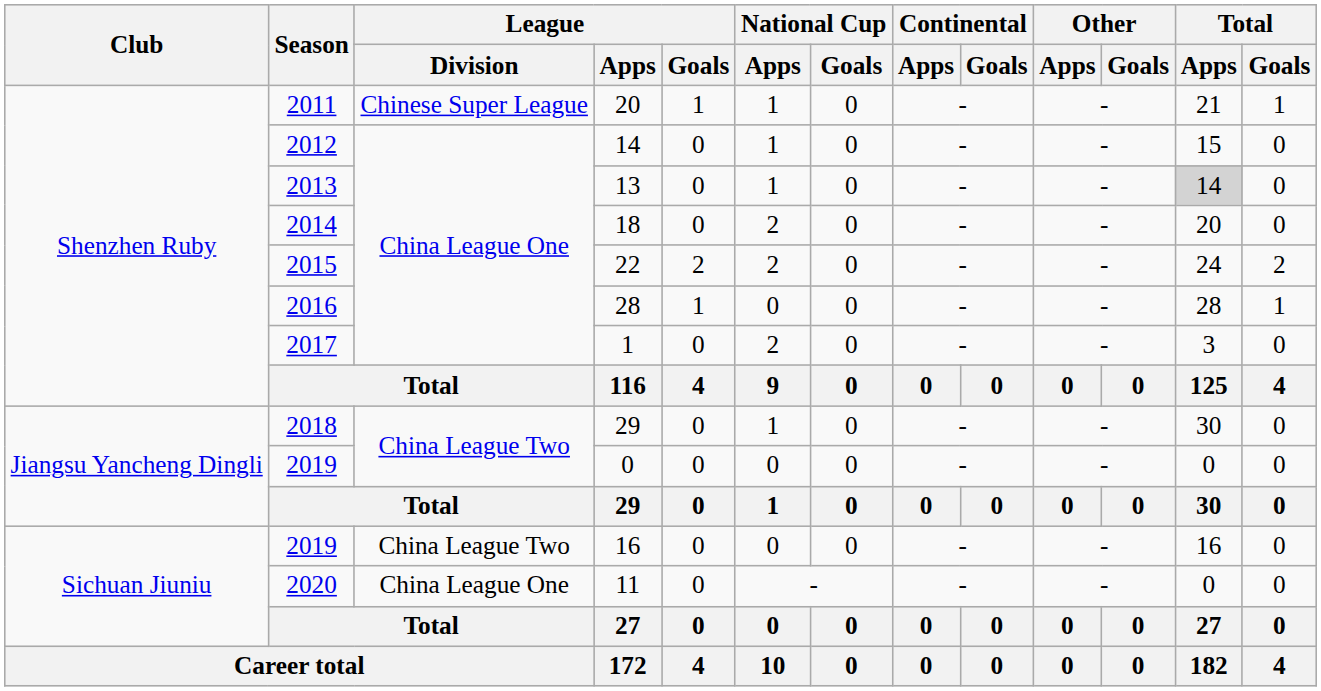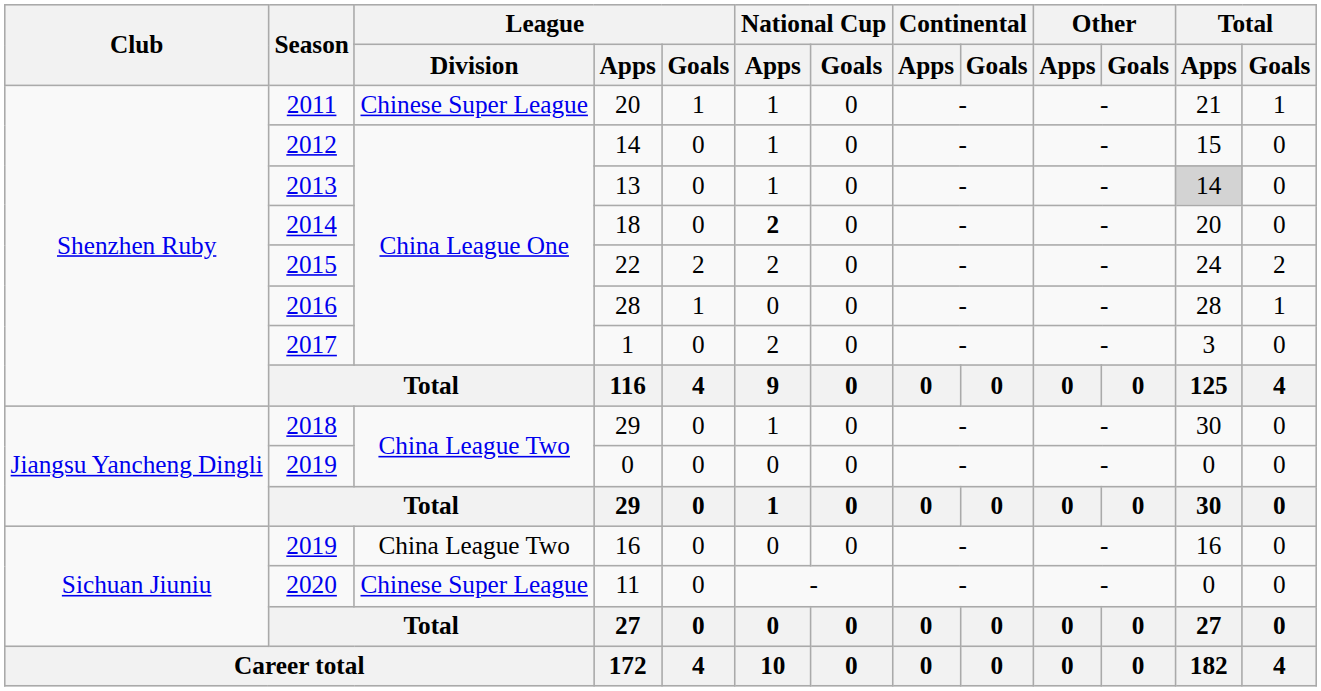(773, 225) normal -> (773, 225) bold
(474, 585) China League One -> (474, 585) Chinese Super League
